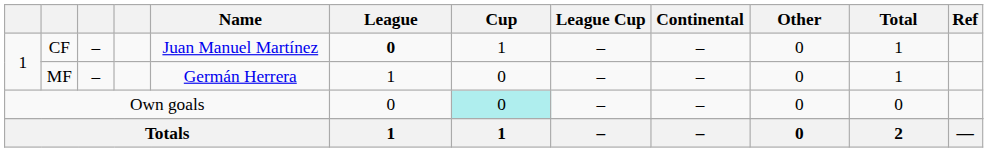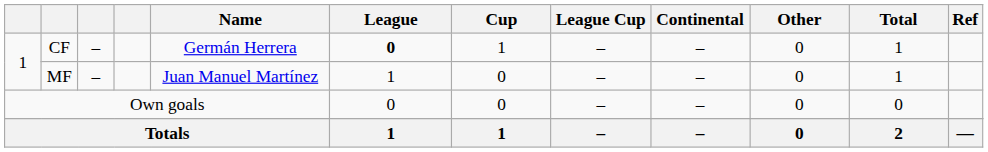(240, 47) Juan Manuel Martínez -> (240, 47) Germán Herrera
(240, 76) Germán Herrera -> (240, 76) Juan Manuel Martínez
(502, 104) paleturquoise background -> (502, 104) no background
